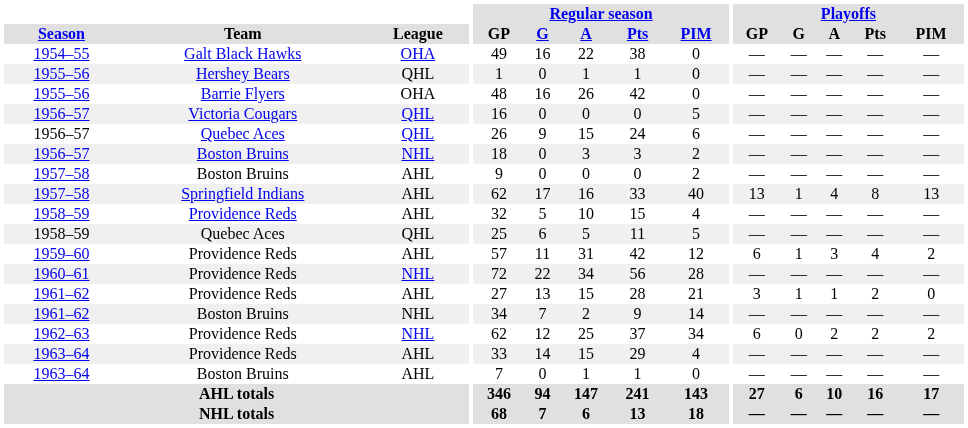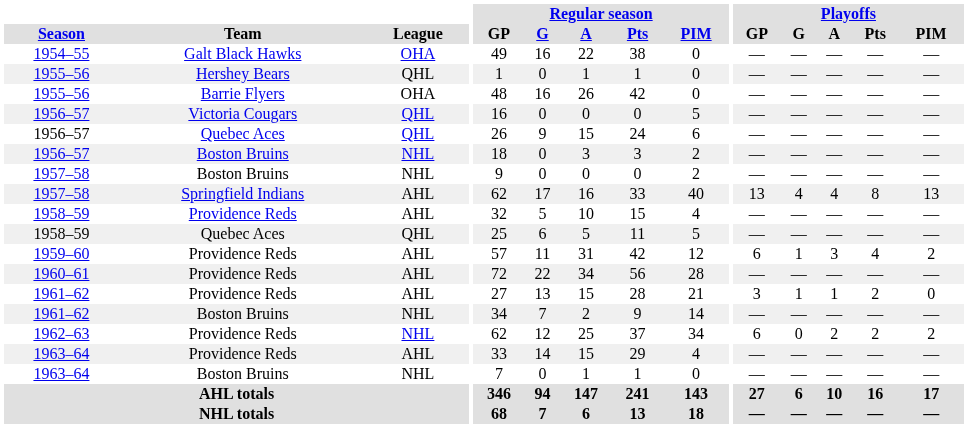(418, 174) AHL -> (418, 174) NHL
(799, 194) 1 -> (799, 194) 4
(418, 274) NHL -> (418, 274) AHL
(418, 374) AHL -> (418, 374) NHL
